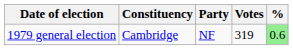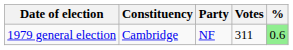(244, 34) 319 -> (244, 34) 311
